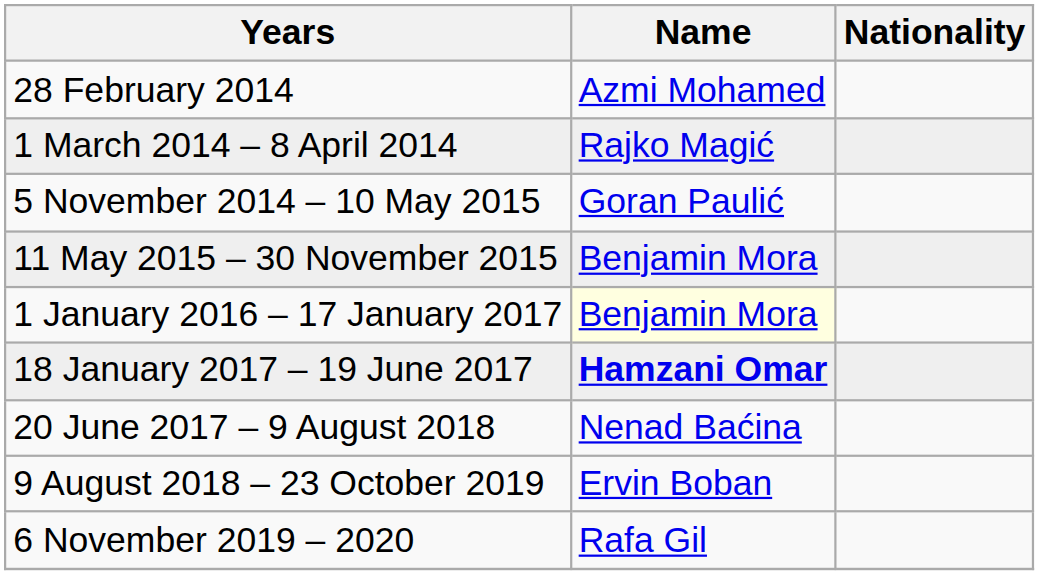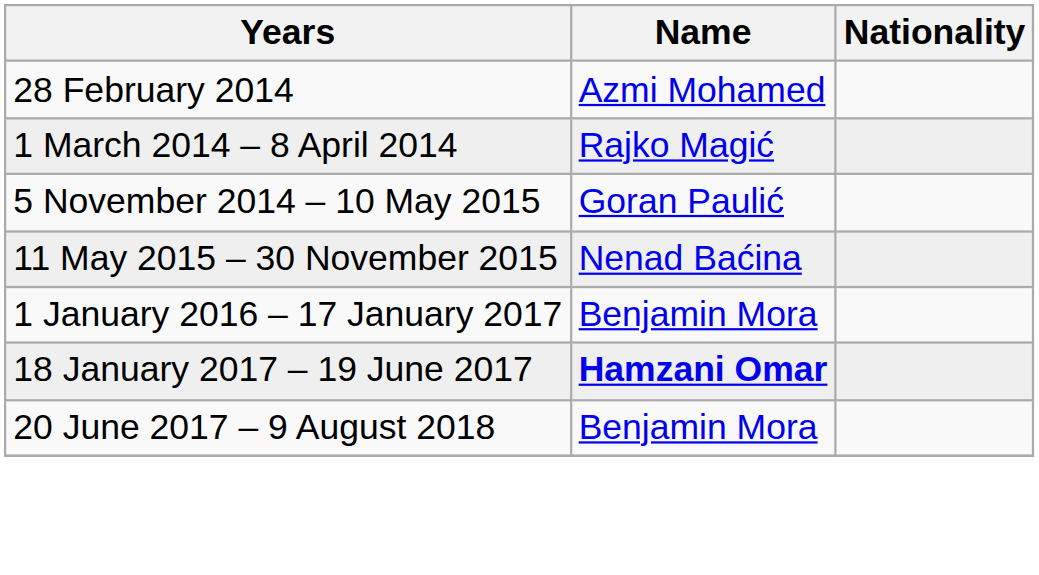(698, 257) Benjamin Mora -> (690, 257) Nenad Baćina
(698, 314) lightyellow background -> (698, 314) no background
(690, 426) Nenad Baćina -> (698, 426) Benjamin Mora
- row: (279, 483)
- row: (214, 539)
